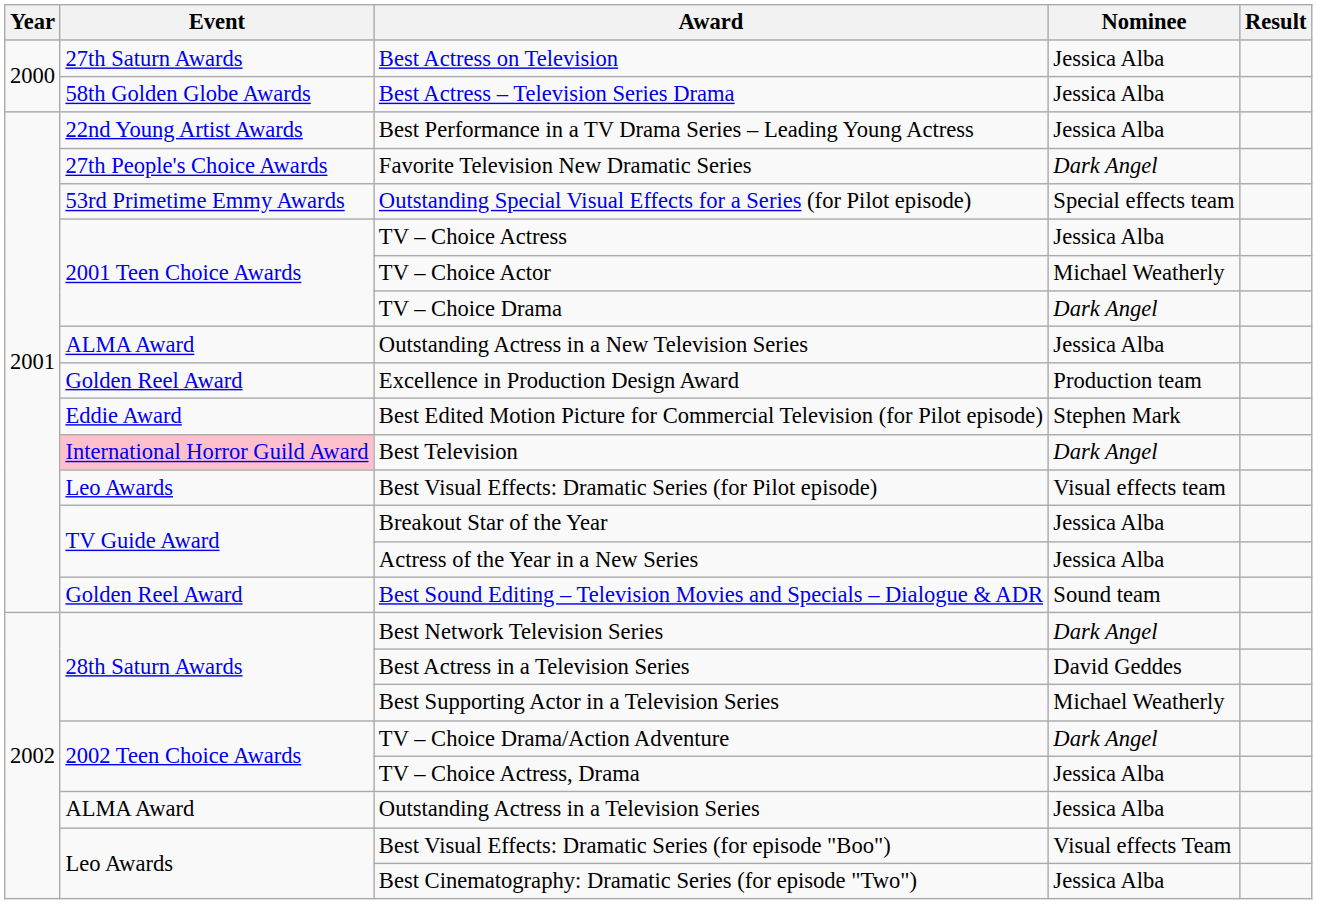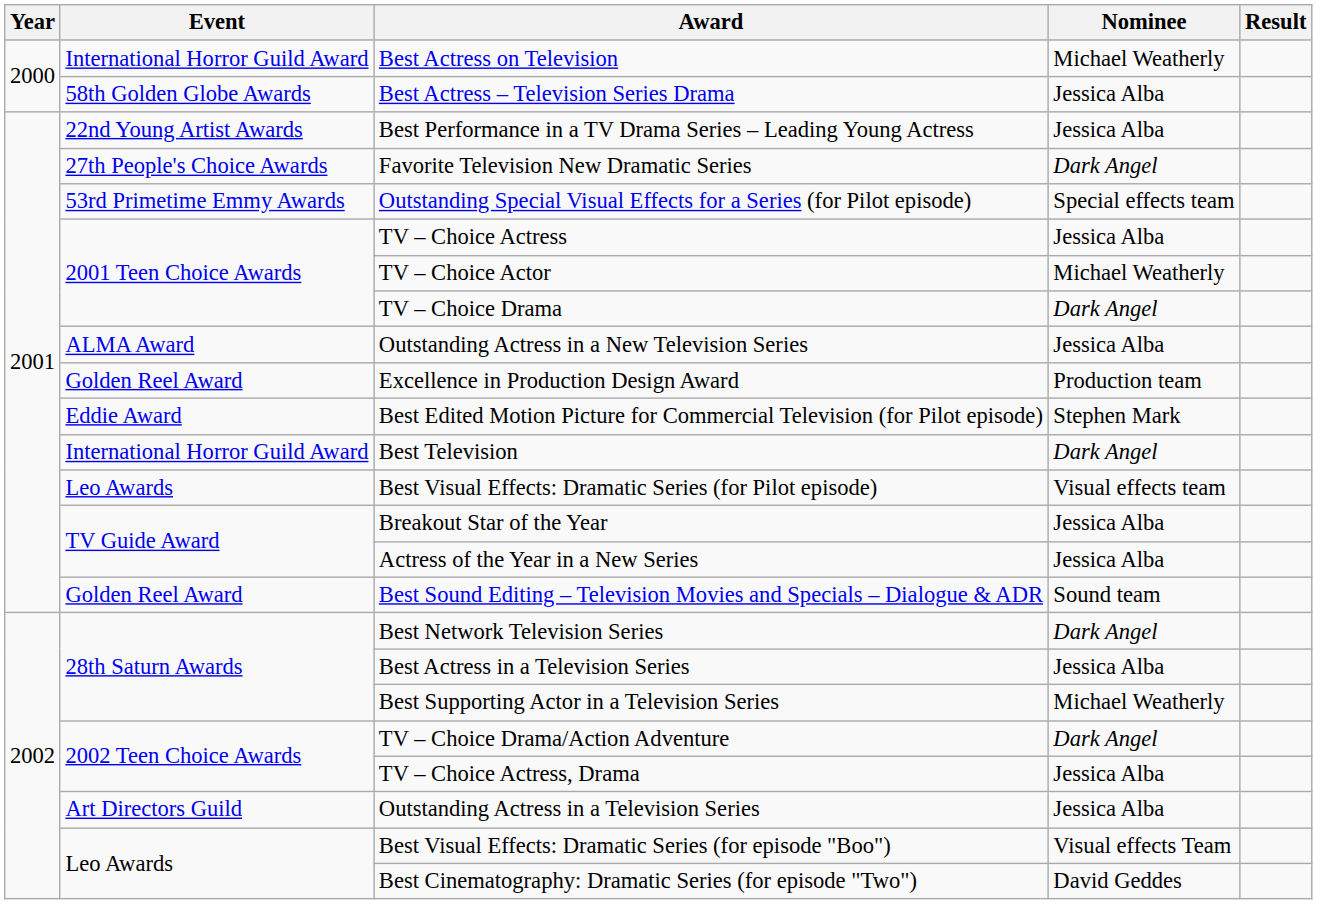(154, 58) 27th Saturn Awards -> (217, 58) International Horror Guild Award
(1109, 58) Jessica Alba -> (1139, 58) Michael Weatherly
(217, 451) pink background -> (217, 451) no background
(1118, 666) David Geddes -> (1109, 666) Jessica Alba
(130, 809) ALMA Award -> (154, 809) Art Directors Guild
(1109, 881) Jessica Alba -> (1118, 881) David Geddes
